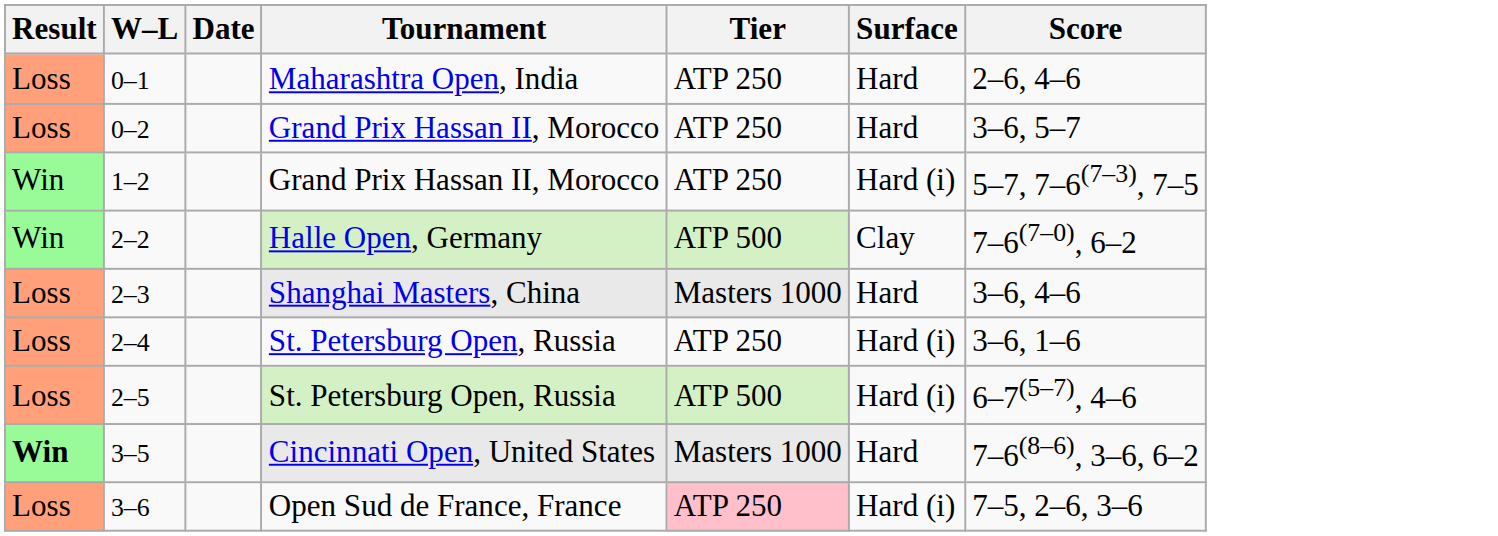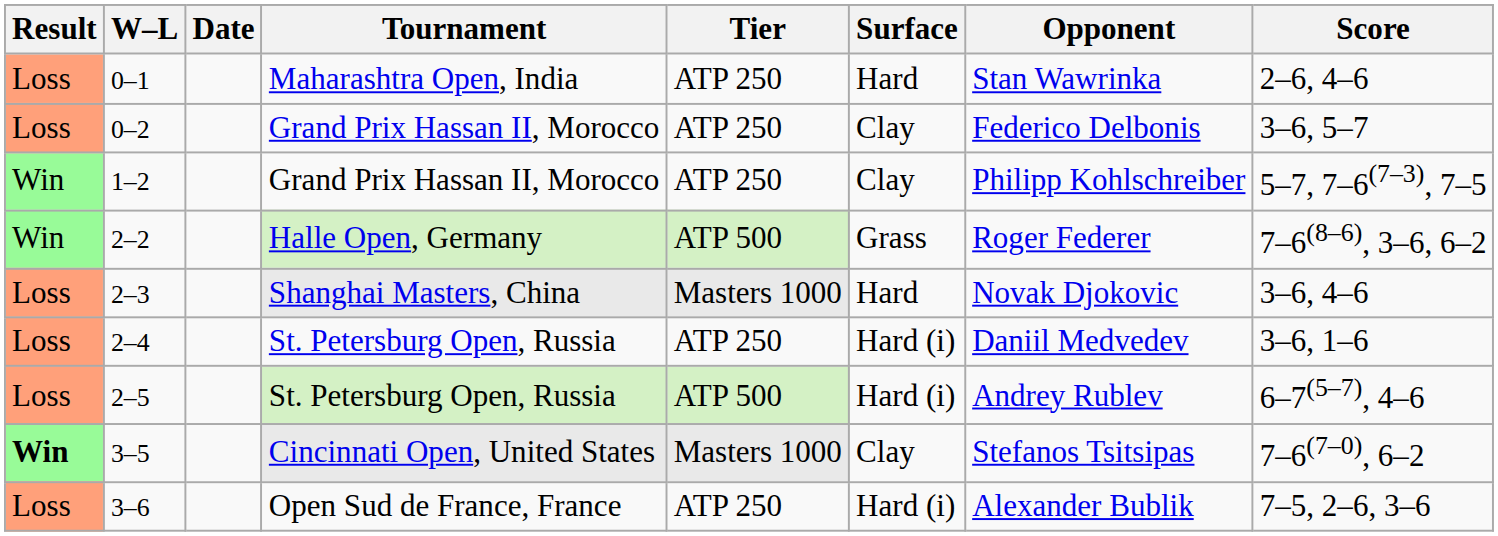+ column: (1109, 29)
(887, 127) Hard -> (885, 127) Clay
(906, 180) Hard (i) -> (885, 180) Clay
(885, 238) Clay -> (891, 238) Grass
(1054, 238) 7–6(7–0), 6–2 -> (1373, 238) 7–6(8–6), 3–6, 6–2
(887, 452) Hard -> (885, 452) Clay
(1086, 452) 7–6(8–6), 3–6, 6–2 -> (1342, 452) 7–6(7–0), 6–2
(728, 505) pink background -> (728, 505) no background
